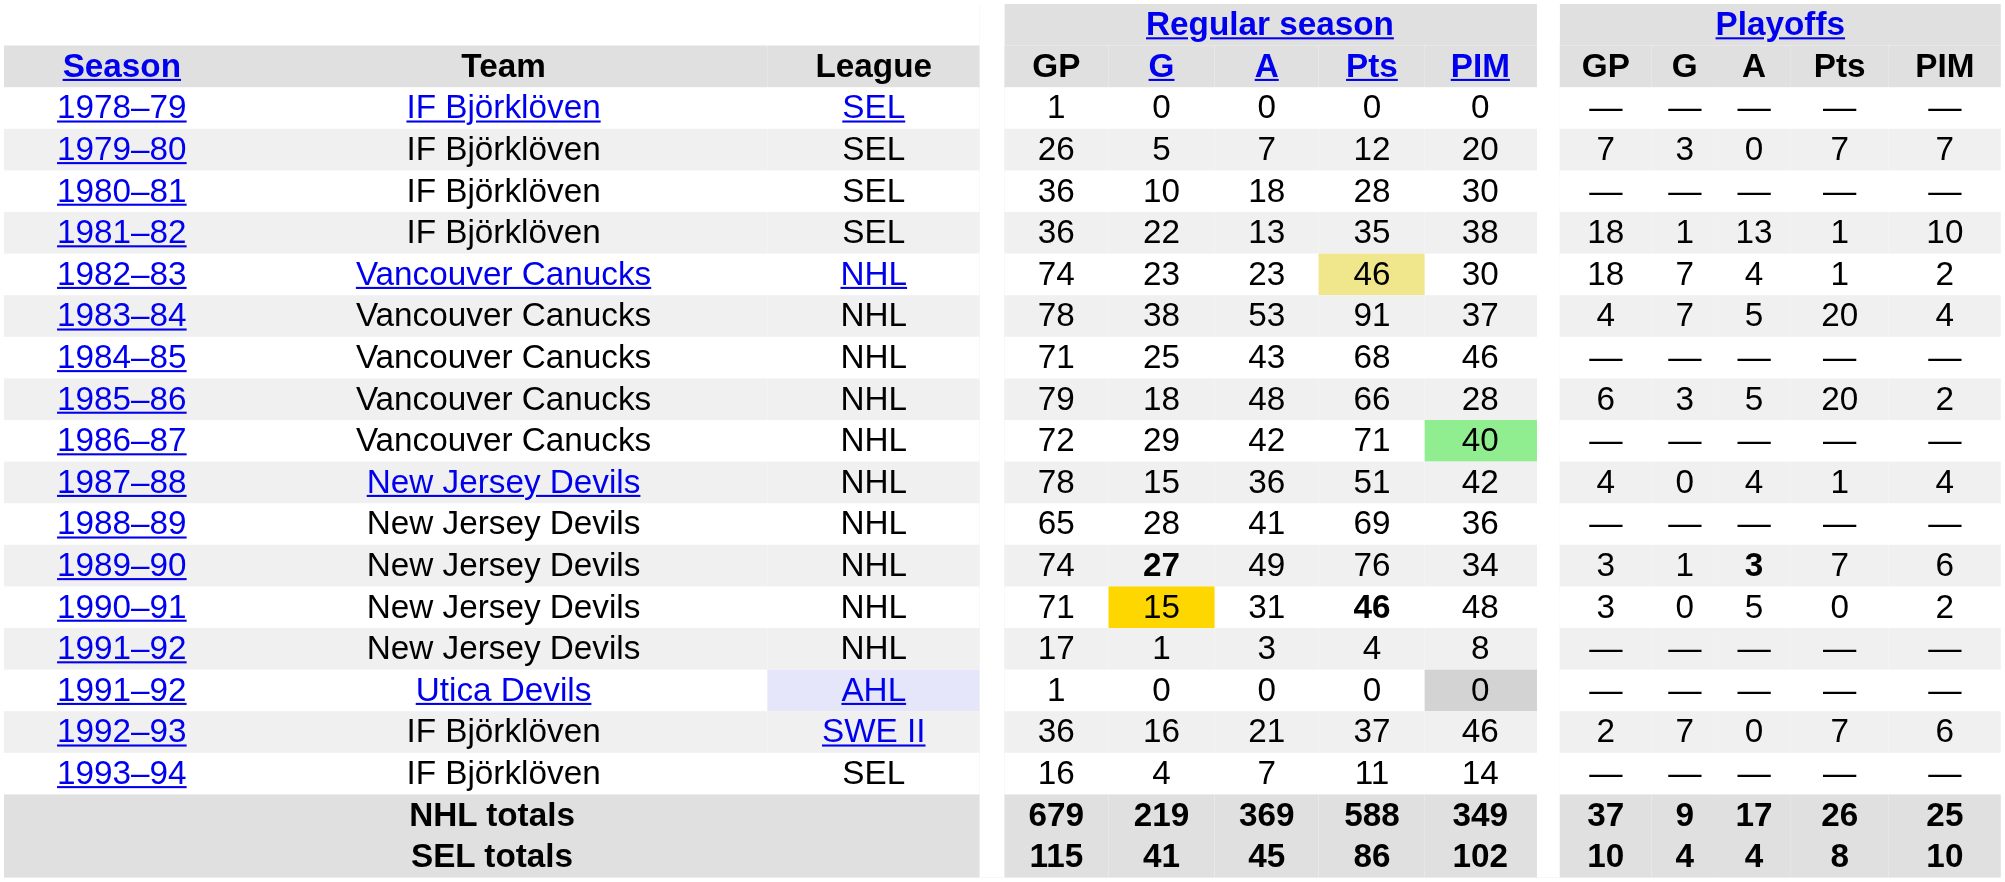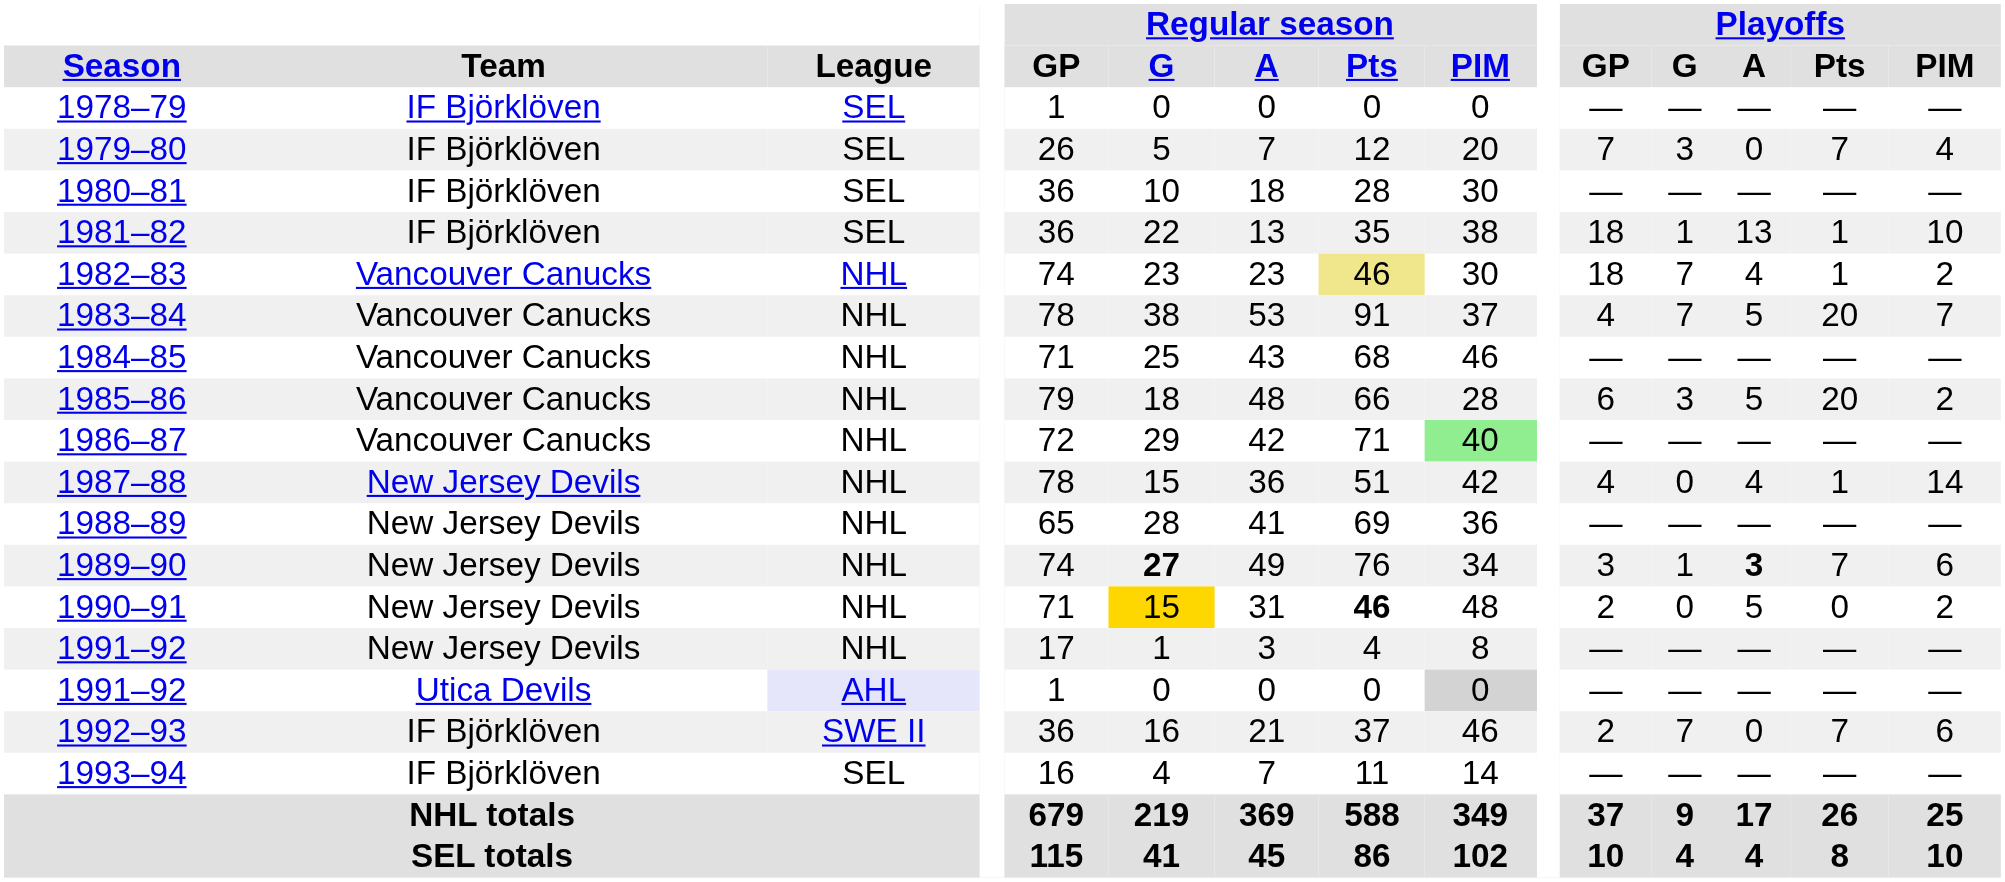(1945, 149) 7 -> (1945, 149) 4
(1945, 315) 4 -> (1945, 315) 7
(1945, 481) 4 -> (1945, 481) 14
(1606, 606) 3 -> (1606, 606) 2
